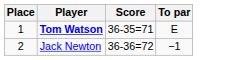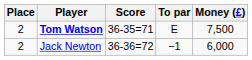+ column: (220, 13)
(21, 30) 1 -> (21, 30) 2
